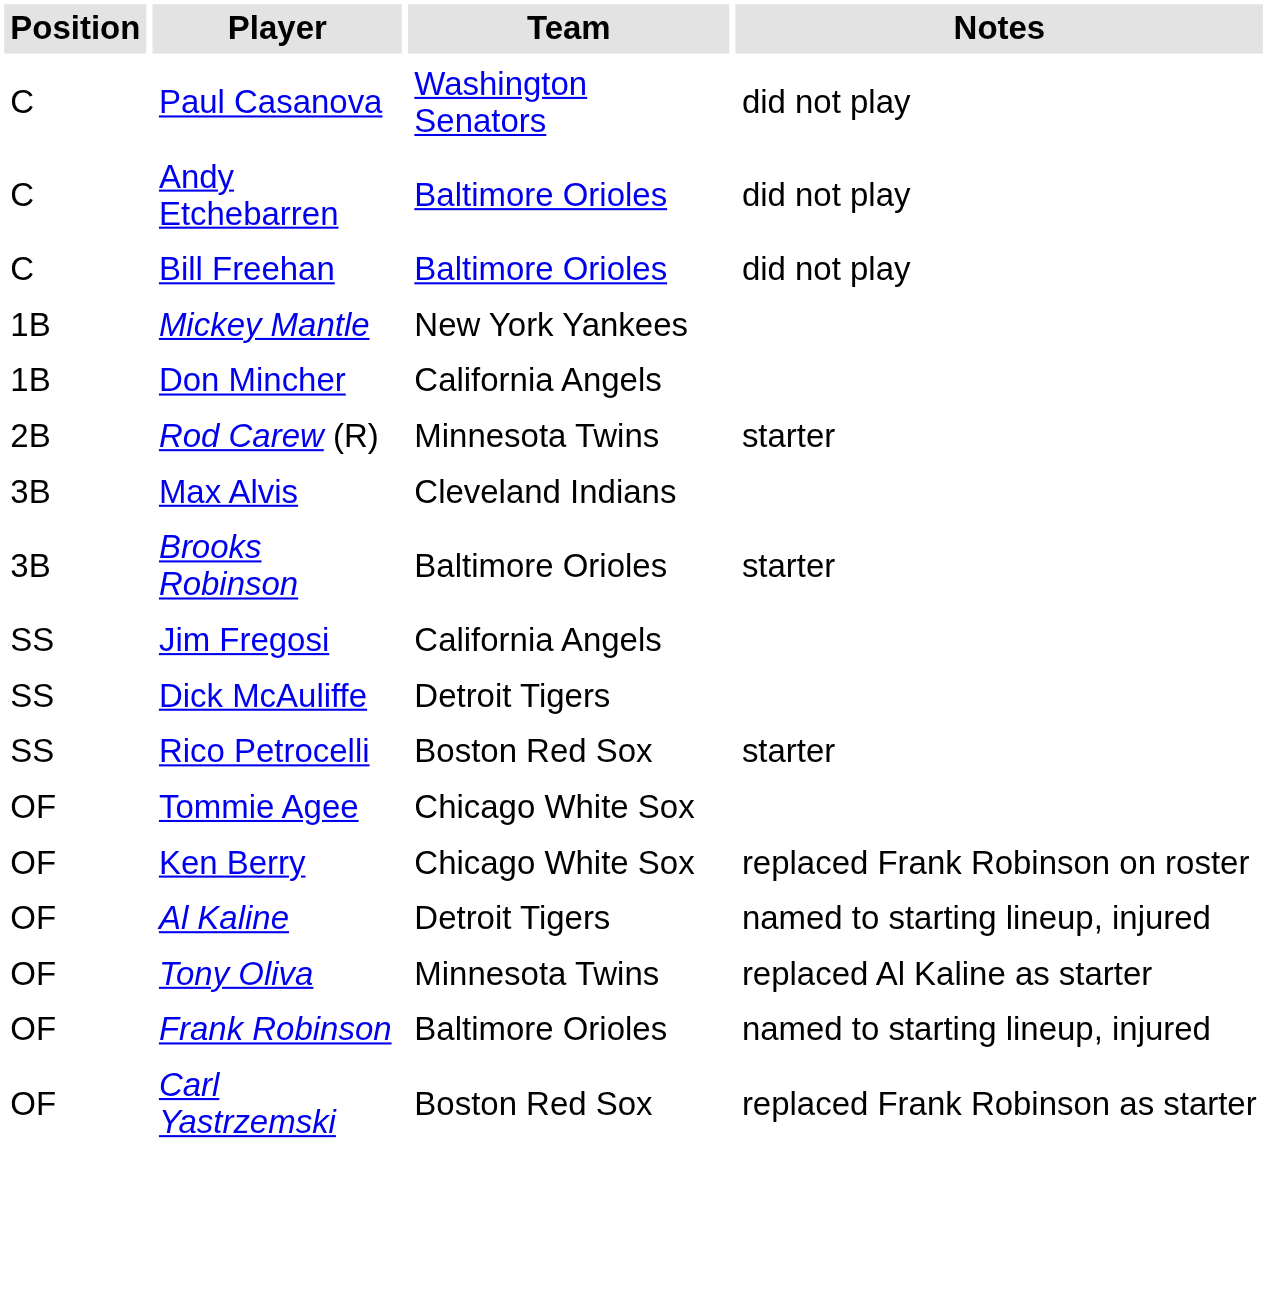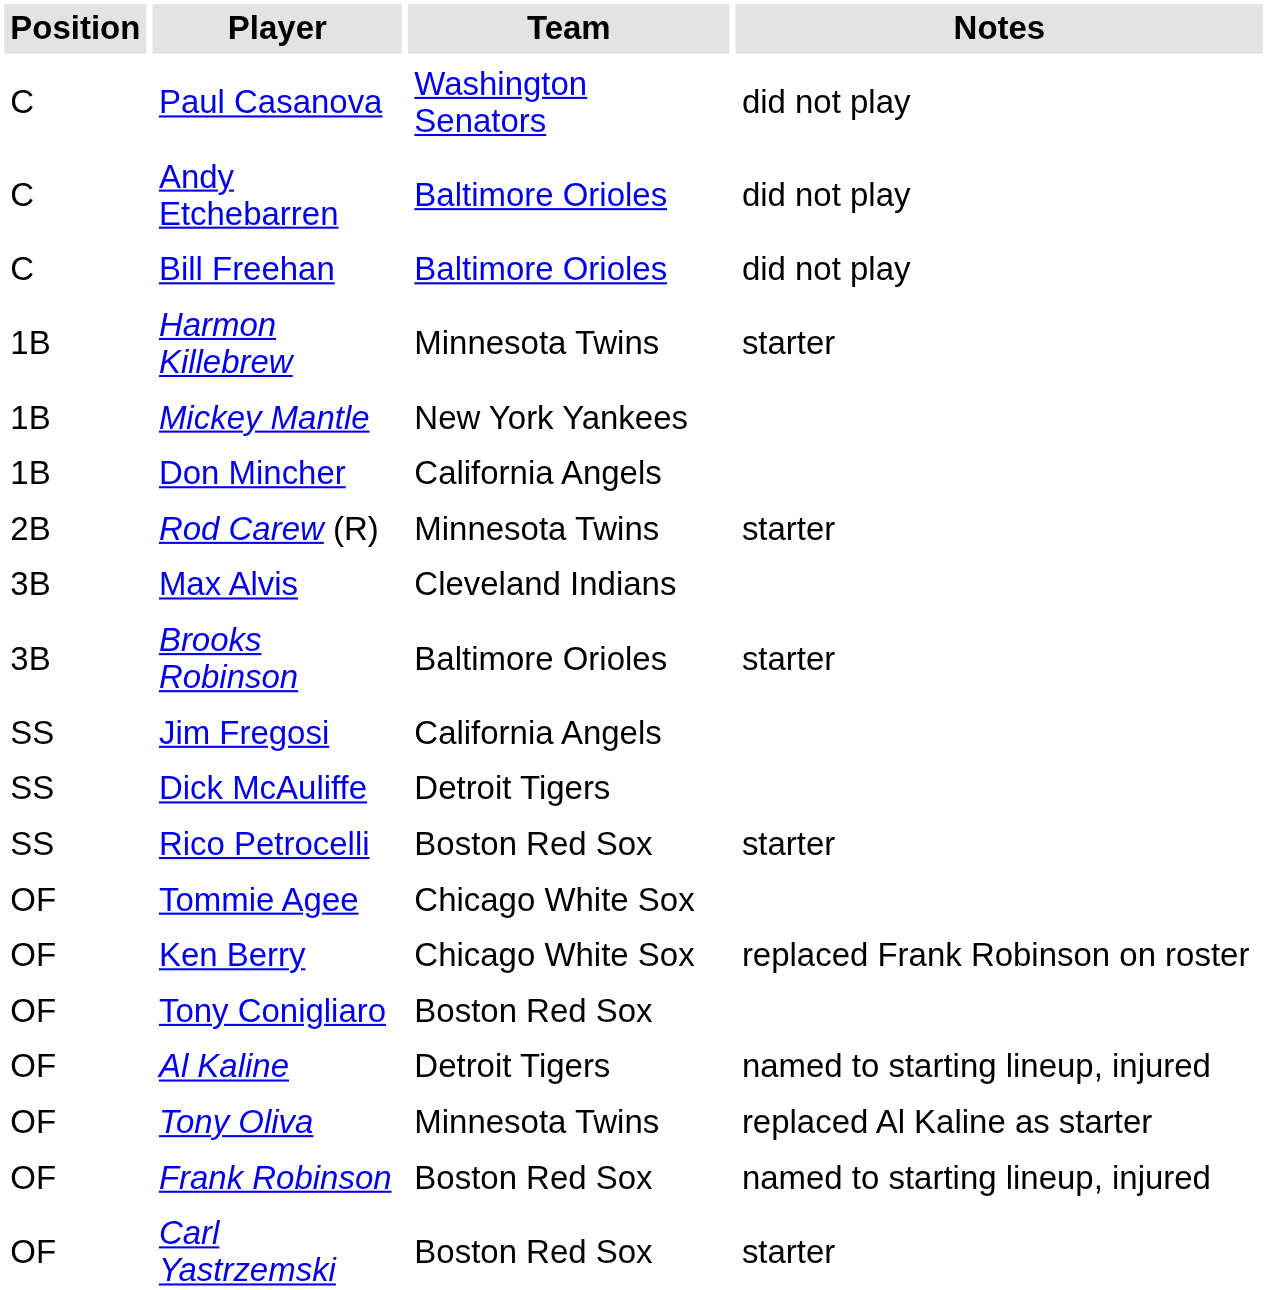+ row: (226, 343)
+ row: (272, 1010)
(541, 1029) Baltimore Orioles -> (533, 1177) Boston Red Sox
(999, 1103) replaced Frank Robinson as starter -> (789, 1252) starter
